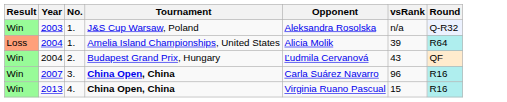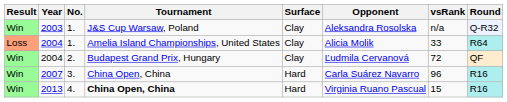+ column: (302, 12)
(396, 43) 39 -> (436, 43) 33
(396, 58) 43 -> (436, 58) 72
(131, 74) bold -> (129, 74) normal
